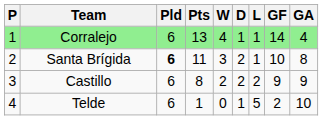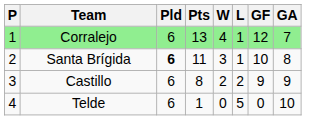- column: (241, 15)
(277, 37) 14 -> (261, 37) 12
(304, 37) 4 -> (287, 37) 7
(277, 103) 2 -> (261, 103) 0
